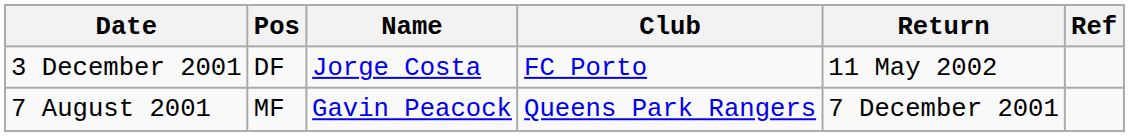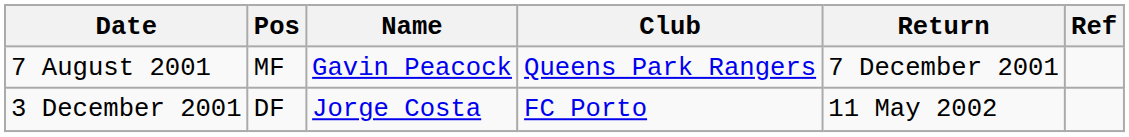rows swapped: (111, 109) <-> (126, 68)
